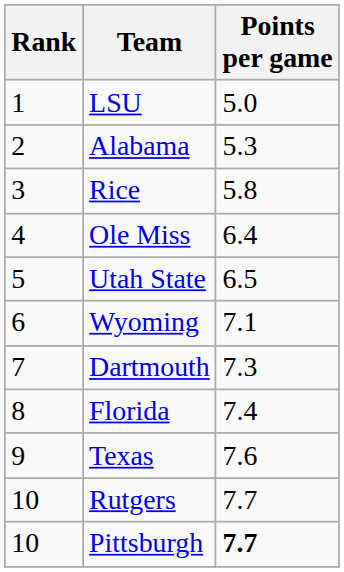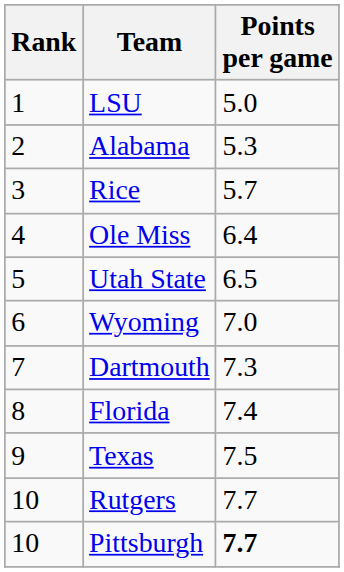(240, 190) 5.8 -> (240, 190) 5.7
(240, 322) 7.1 -> (240, 322) 7.0
(240, 455) 7.6 -> (240, 455) 7.5
